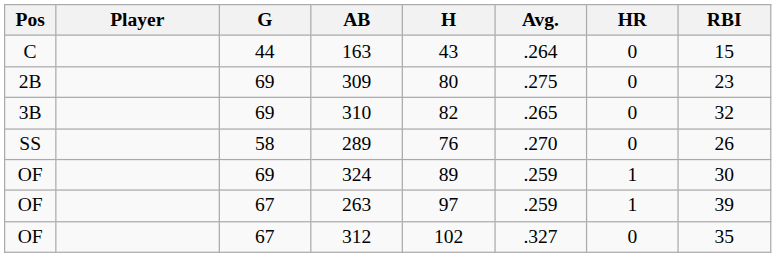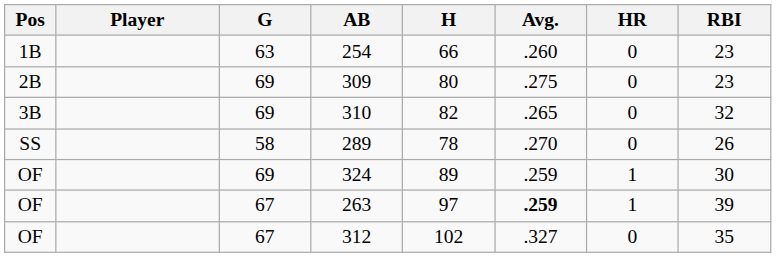- row: (357, 50)
+ row: (357, 50)
(449, 143) 76 -> (449, 143) 78
(540, 205) normal -> (540, 205) bold
